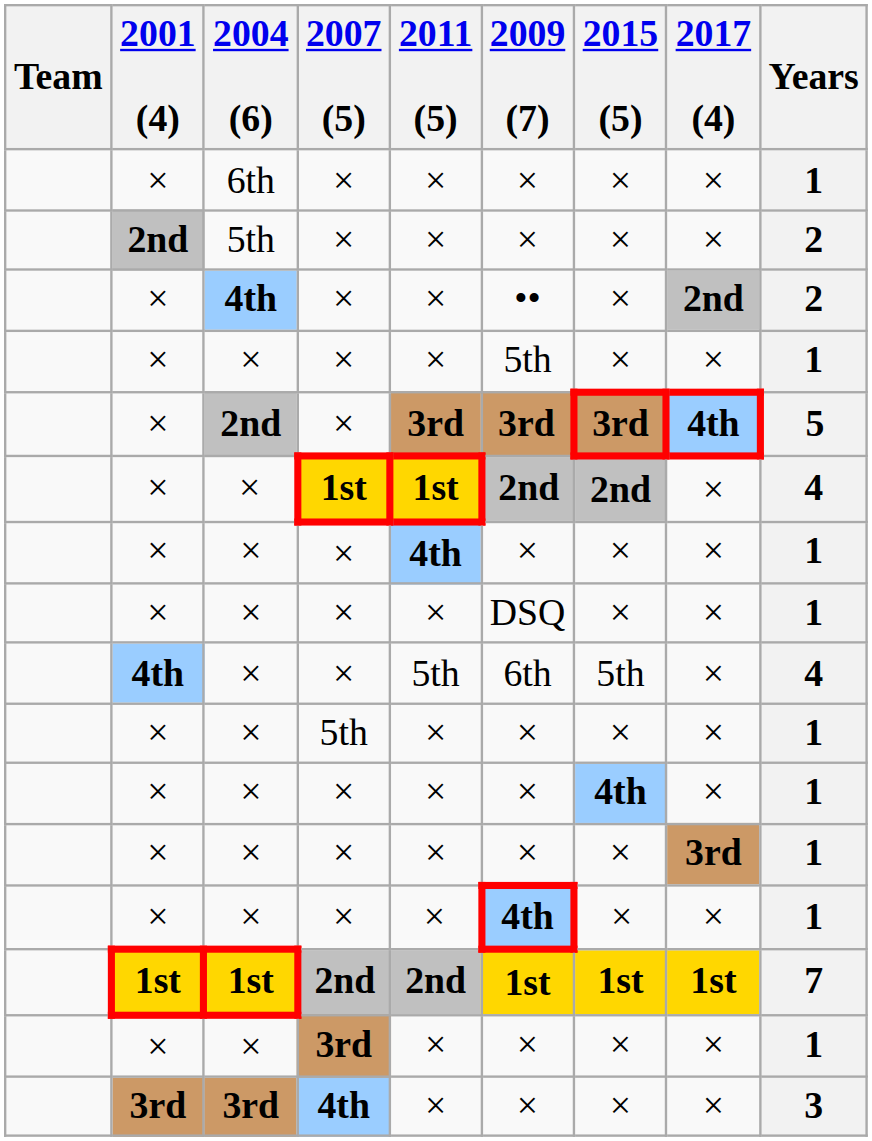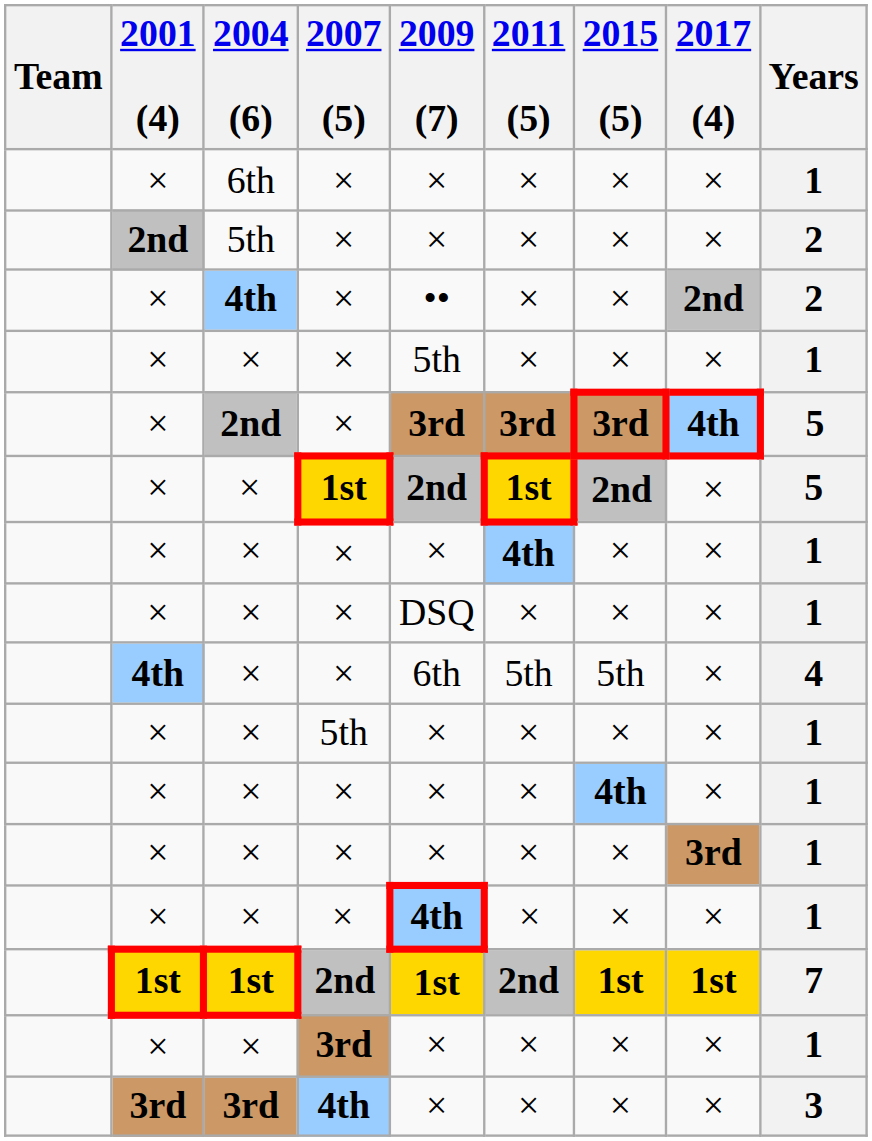columns swapped: (528, 76) <-> (436, 76)
(814, 488) 4 -> (814, 488) 5
